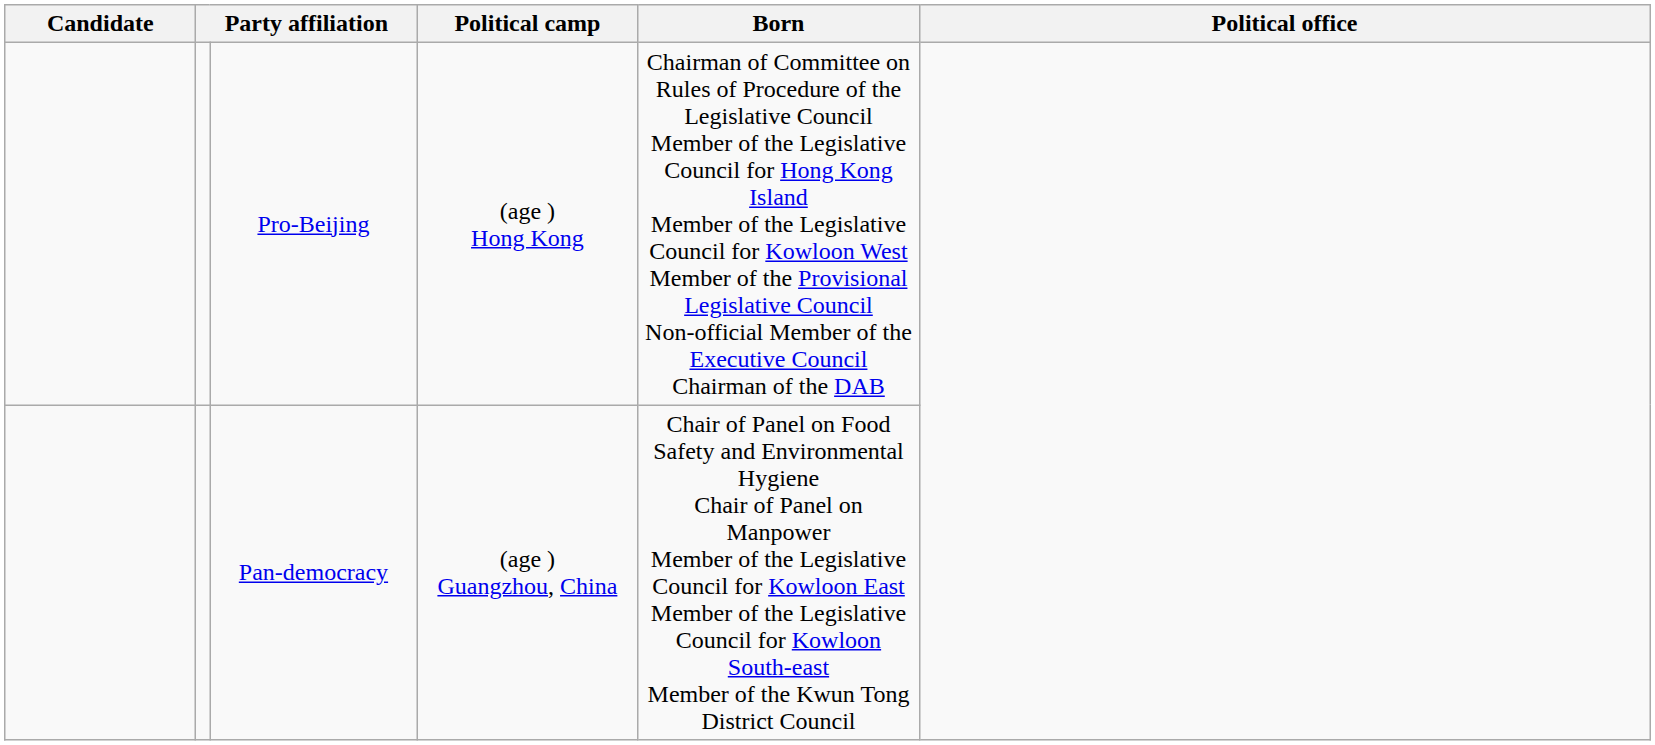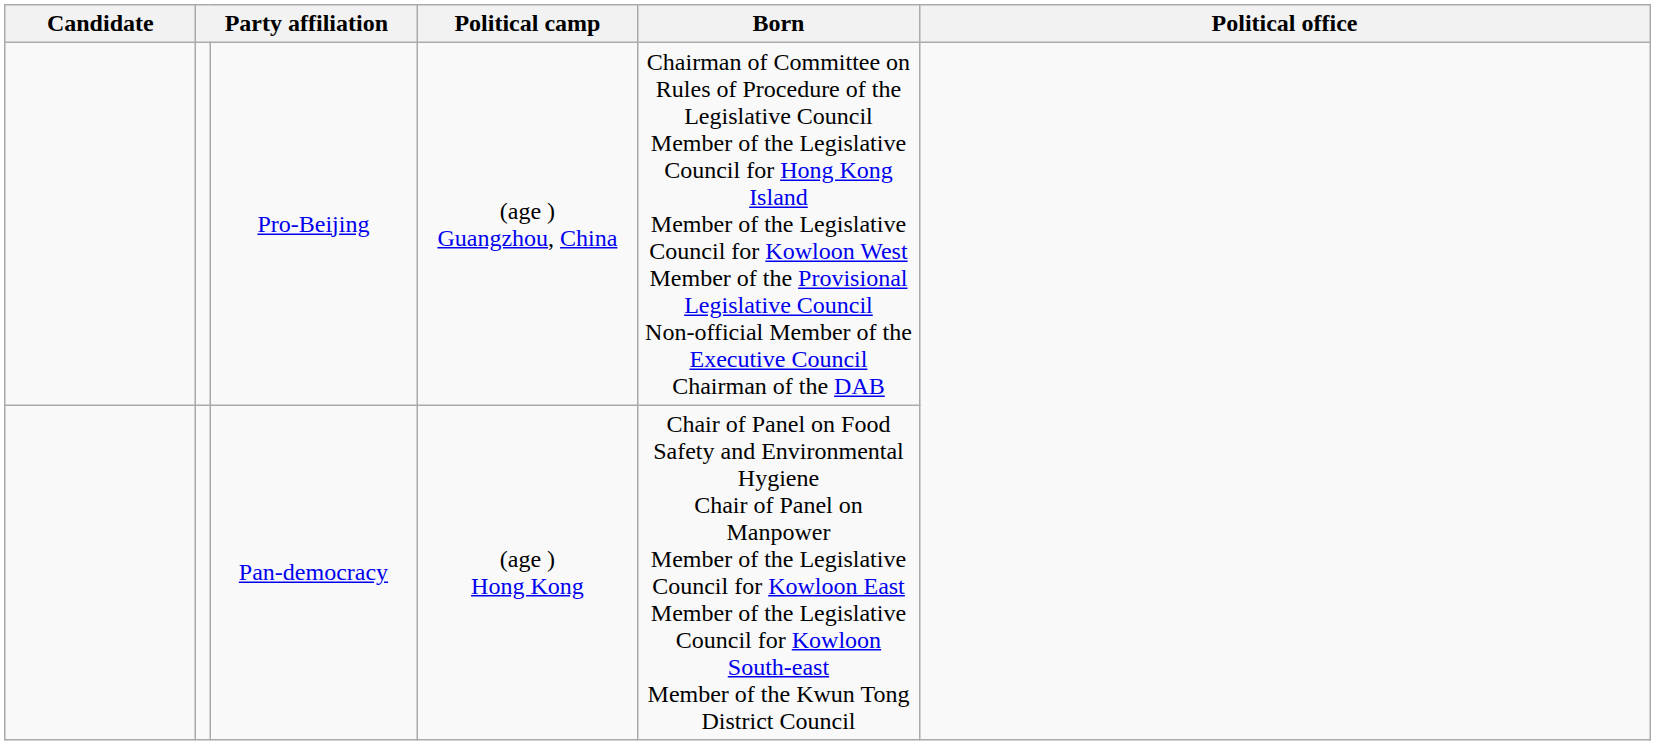(527, 223) (age ) Hong Kong -> (527, 223) (age ) Guangzhou, China
(527, 572) (age ) Guangzhou, China -> (527, 572) (age ) Hong Kong
